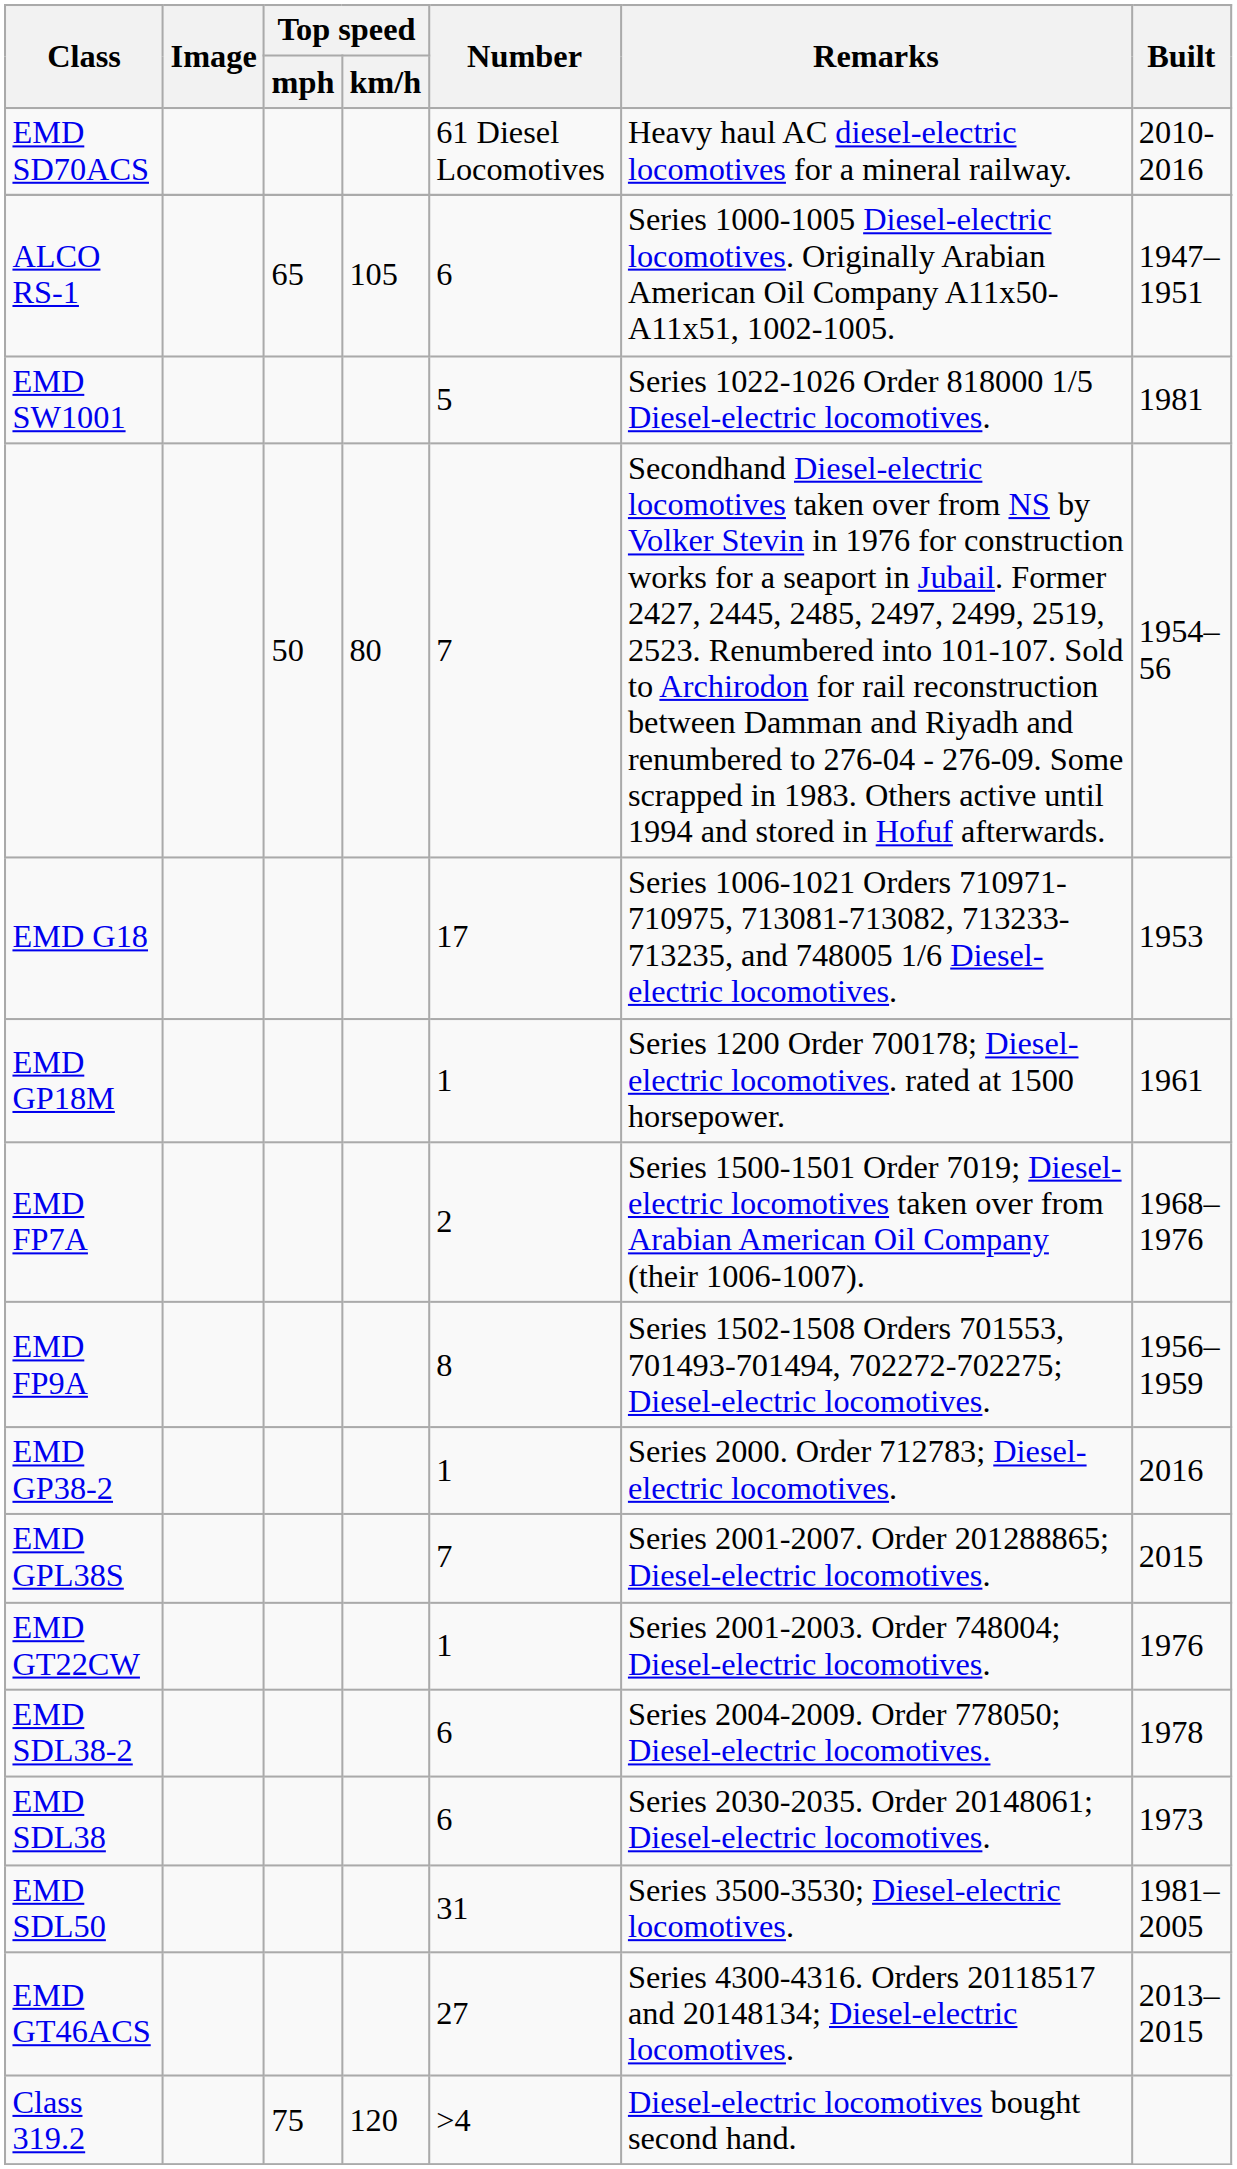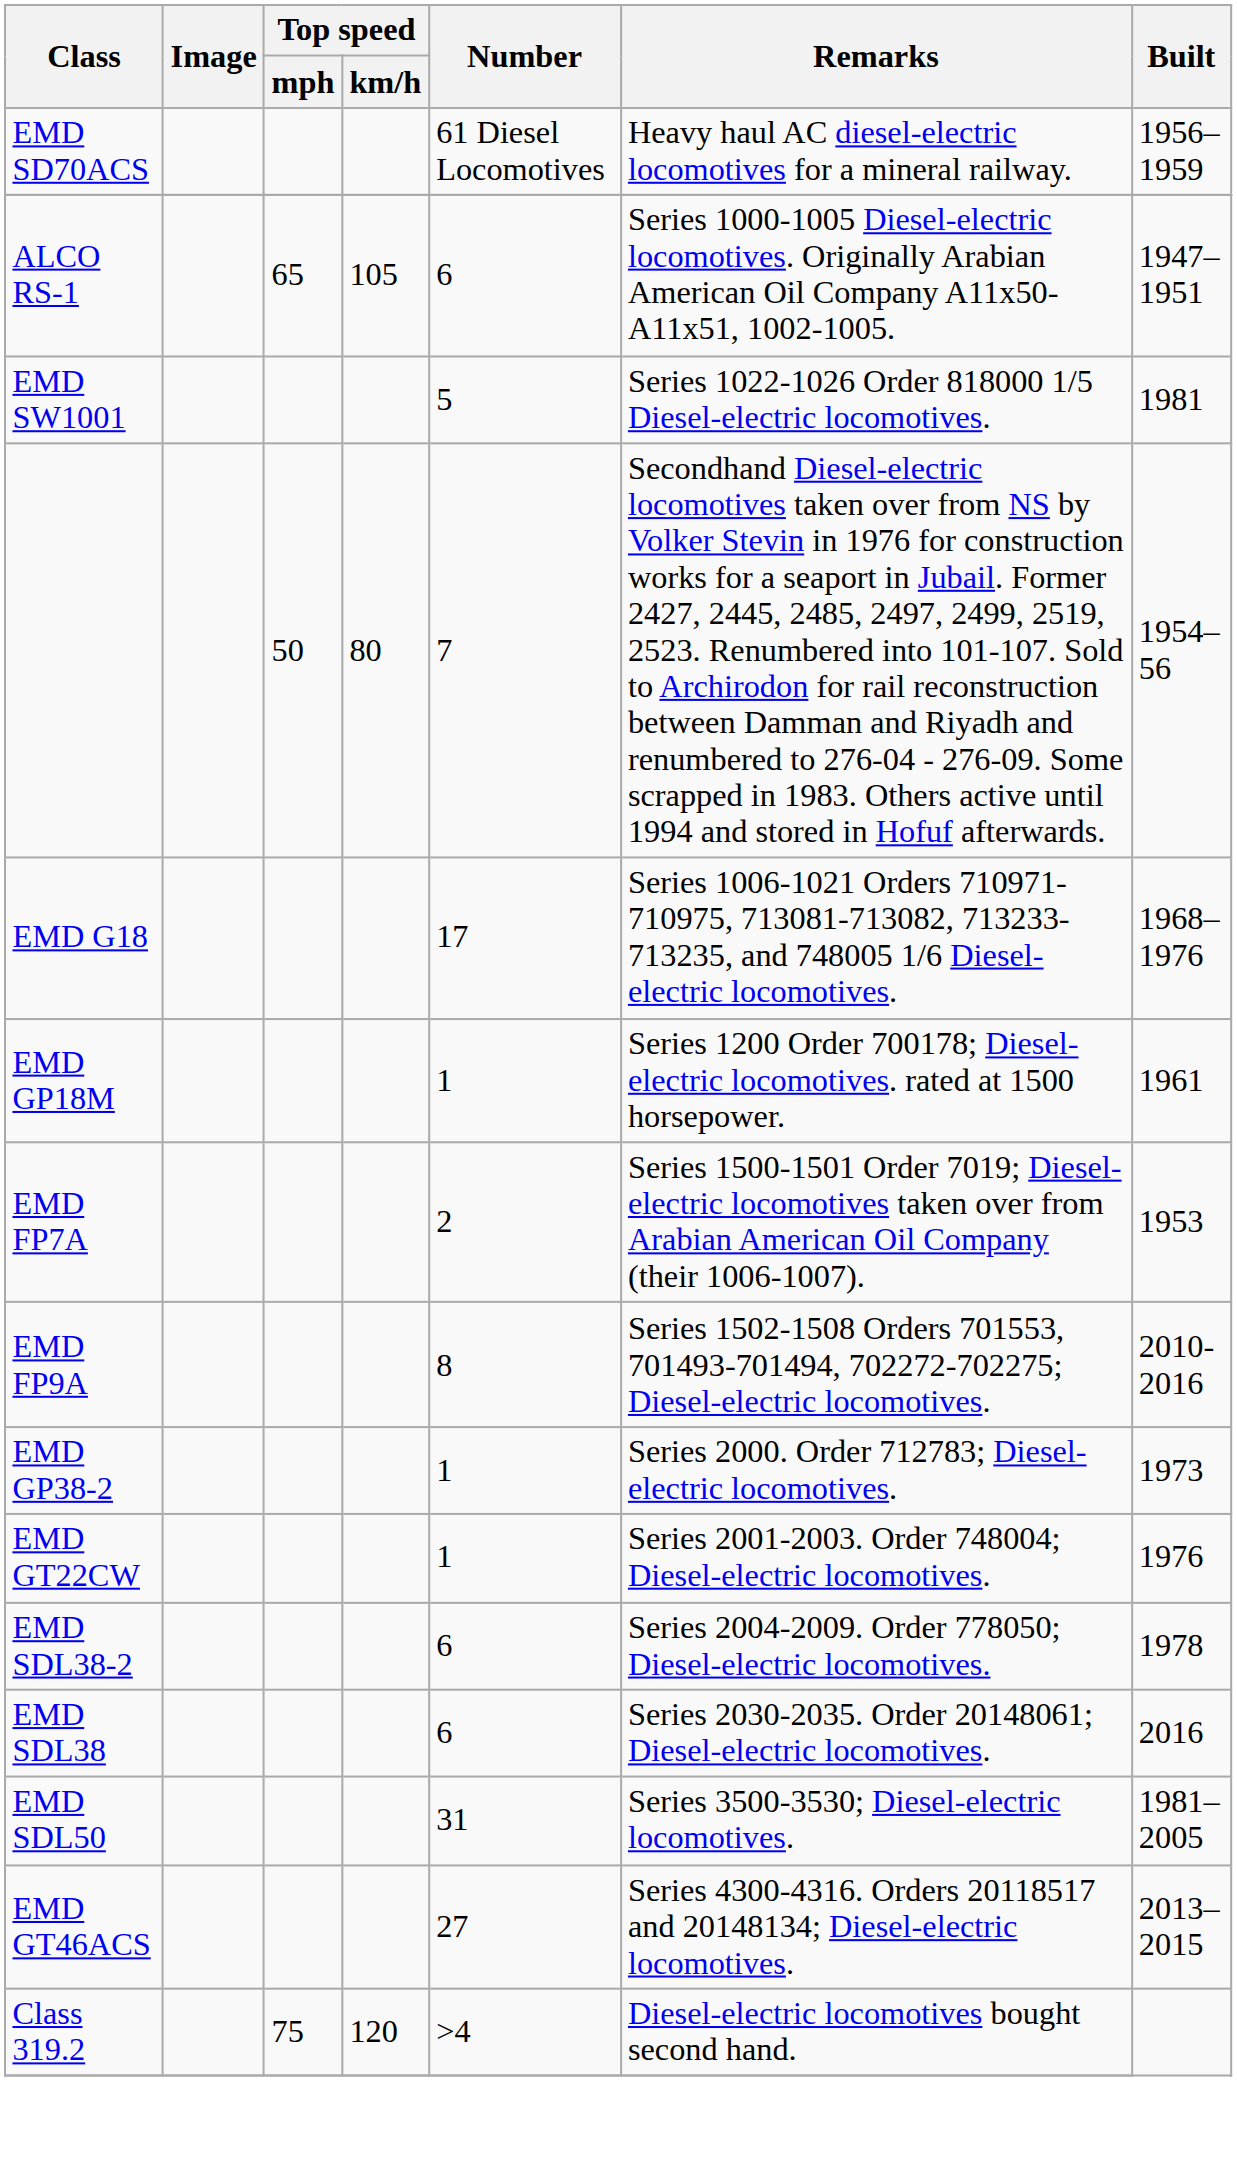(1177, 150) 2010-2016 -> (1179, 150) 1956–1959
(1171, 937) 1953 -> (1179, 937) 1968–1976
(1179, 1221) 1968–1976 -> (1171, 1221) 1953
(1179, 1364) 1956–1959 -> (1177, 1364) 2010-2016
(1171, 1469) 2016 -> (1171, 1469) 1973
- row: (68, 1557)
(1171, 1820) 1973 -> (1171, 1732) 2016
